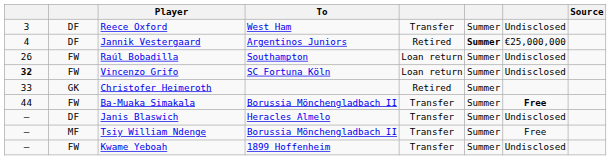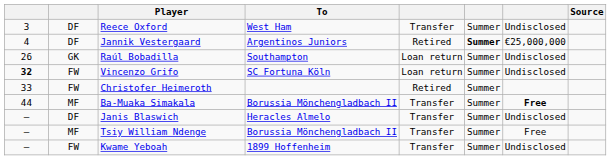(73, 57) FW -> (73, 57) GK
(73, 87) GK -> (73, 87) FW
(73, 102) FW -> (73, 102) MF
